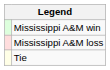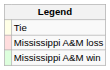rows swapped: (57, 28) <-> (20, 58)
